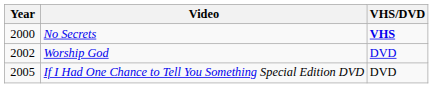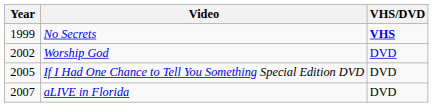(23, 33) 2000 -> (23, 33) 1999
+ row: (86, 92)
